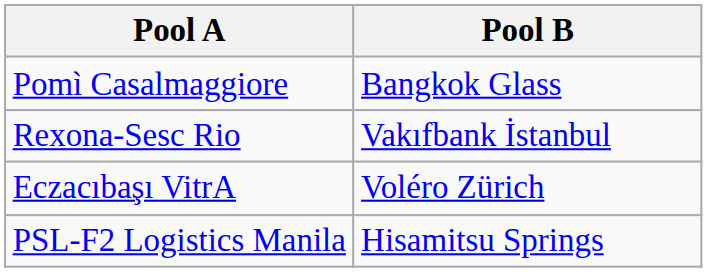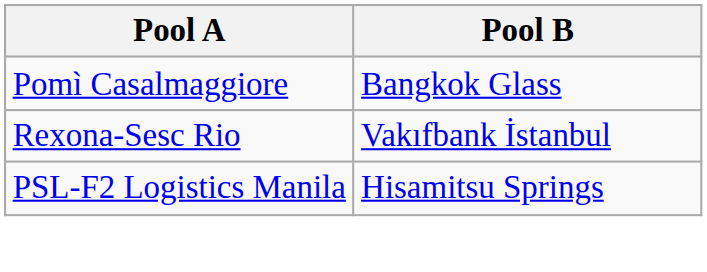- row: (124, 187)
